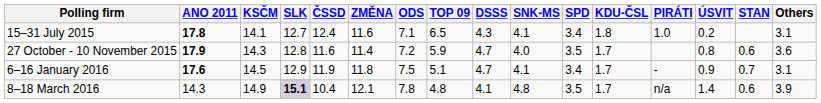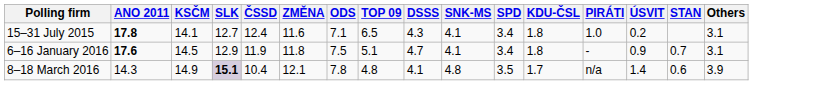- row: (92, 51)
(603, 70) 1.7 -> (535, 51) 1.8
